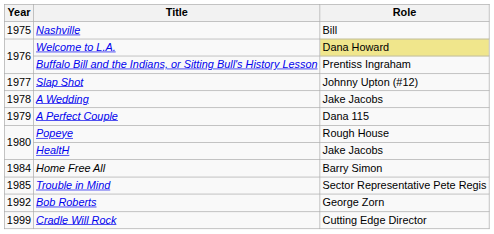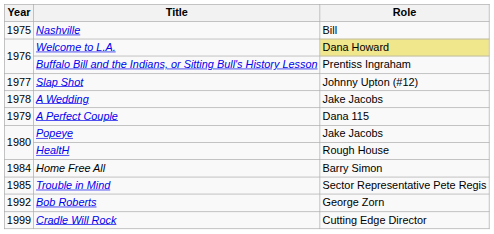(356, 133) Rough House -> (353, 133) Jake Jacobs
(353, 151) Jake Jacobs -> (356, 151) Rough House
